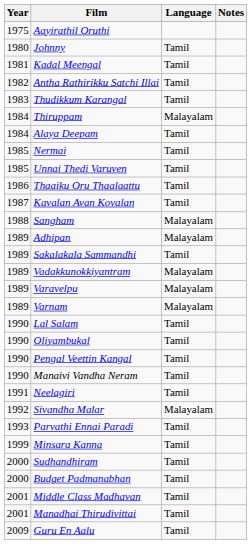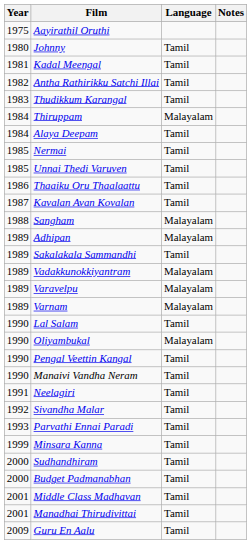(177, 340) Tamil -> (189, 340) Malayalam
(189, 409) Malayalam -> (177, 409) Tamil
